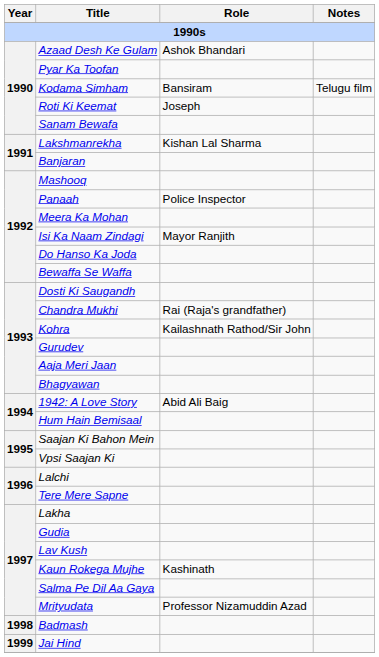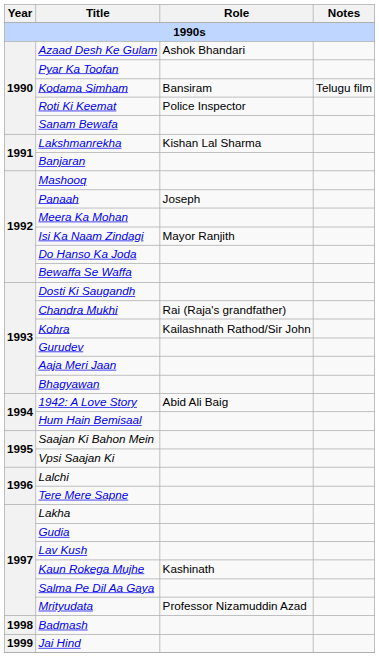(181, 106) Joseph -> (204, 106) Police Inspector
(204, 198) Police Inspector -> (181, 198) Joseph
